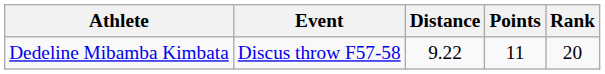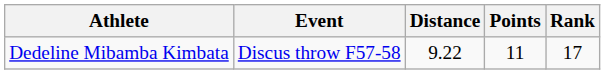(572, 52) 20 -> (572, 52) 17
